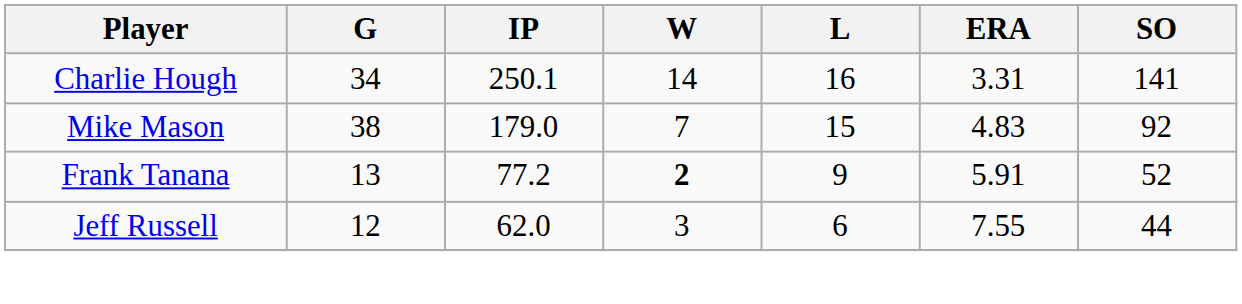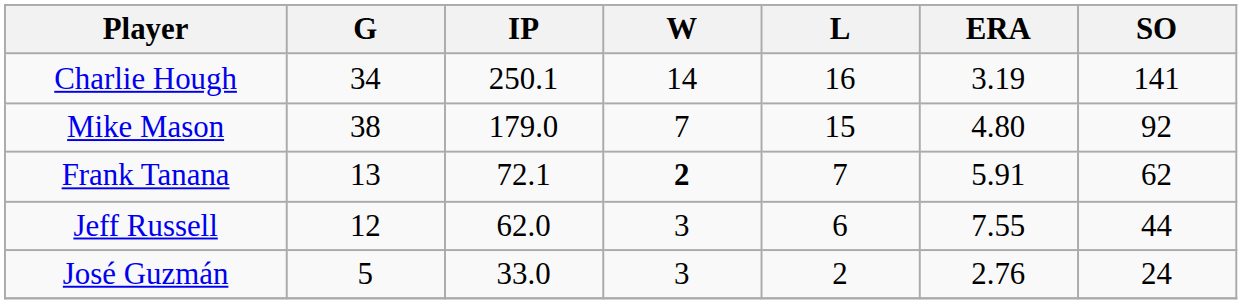(998, 77) 3.31 -> (998, 77) 3.19
(998, 126) 4.83 -> (998, 126) 4.80
(524, 175) 77.2 -> (524, 175) 72.1
(840, 175) 9 -> (840, 175) 7
(1157, 175) 52 -> (1157, 175) 62
+ row: (146, 273)
